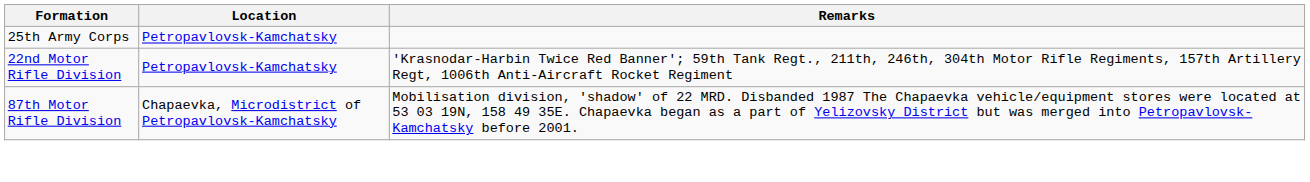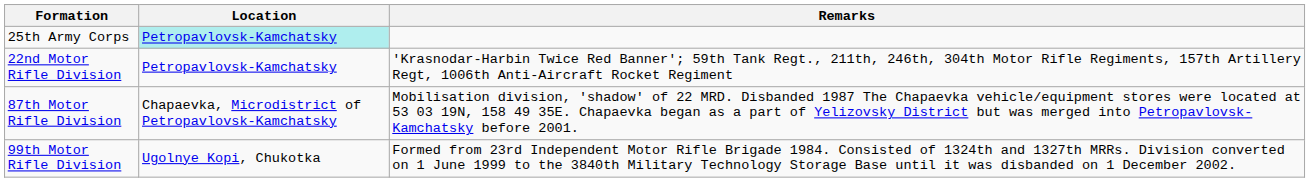(239, 38) no background -> (239, 38) paleturquoise background
+ row: (65, 158)
